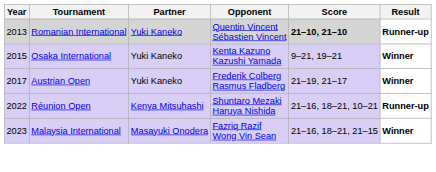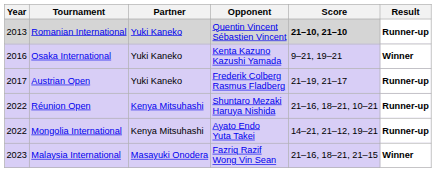(17, 56) 2015 -> (17, 56) 2016
(398, 81) Winner -> (406, 81) Runner-up
+ row: (77, 131)
